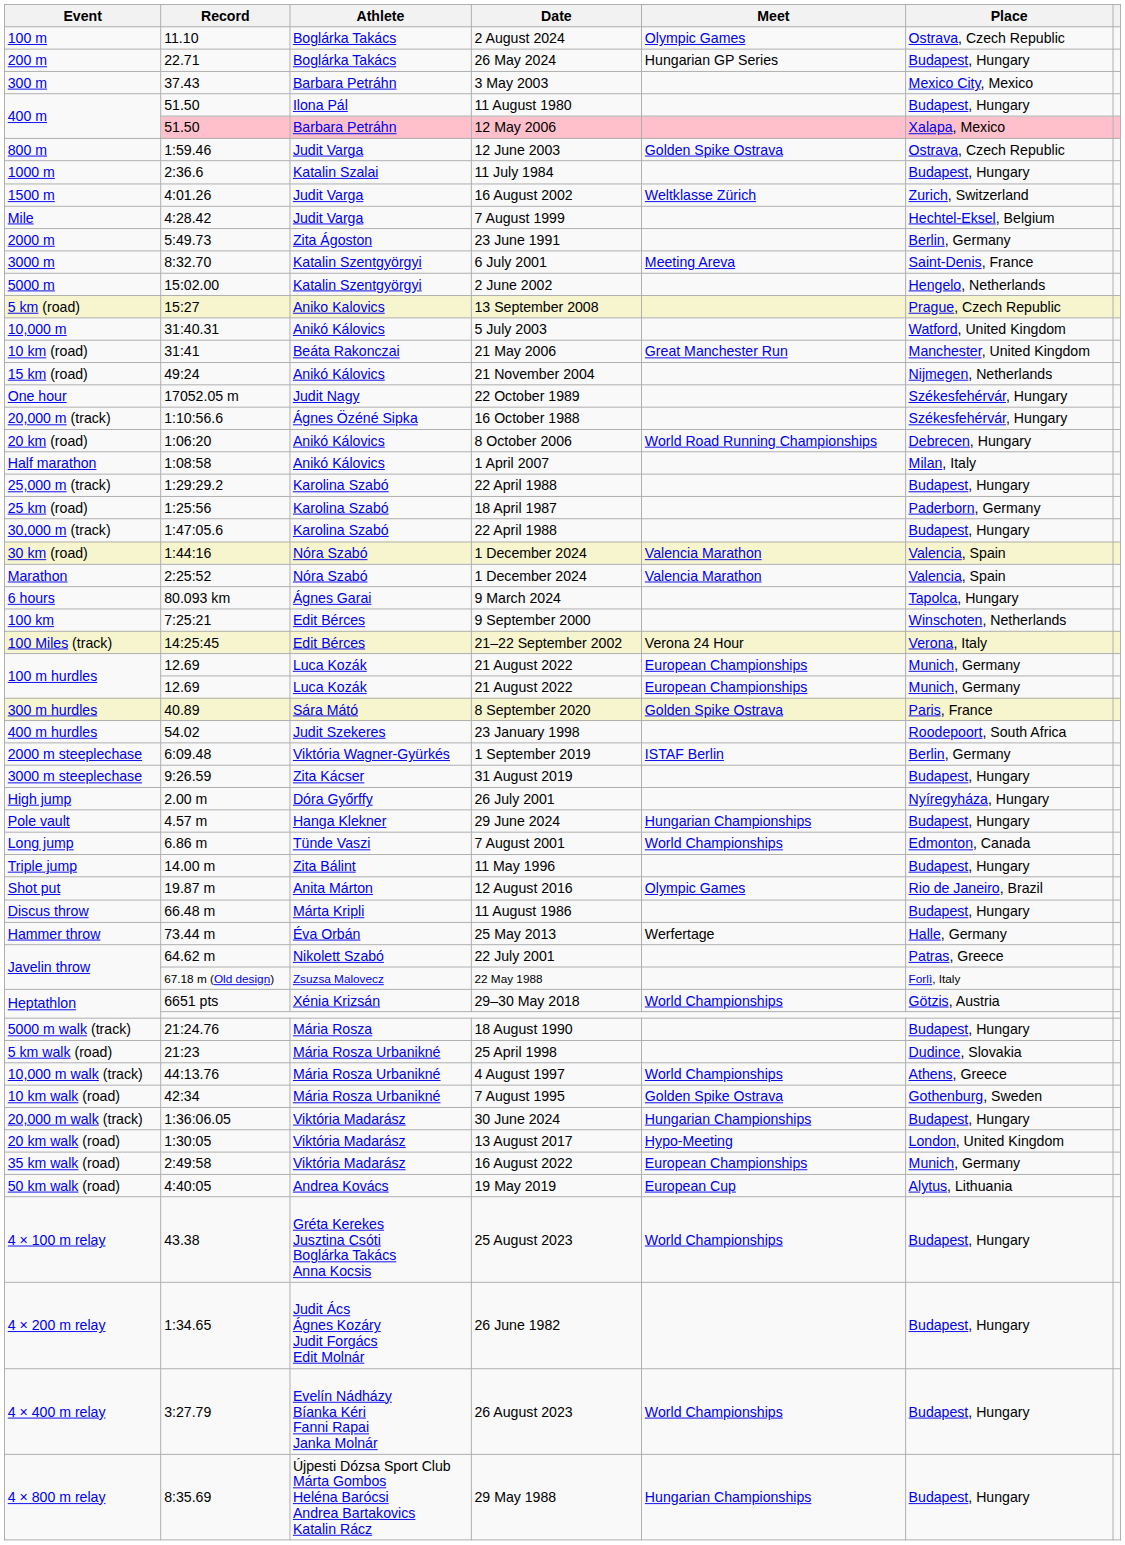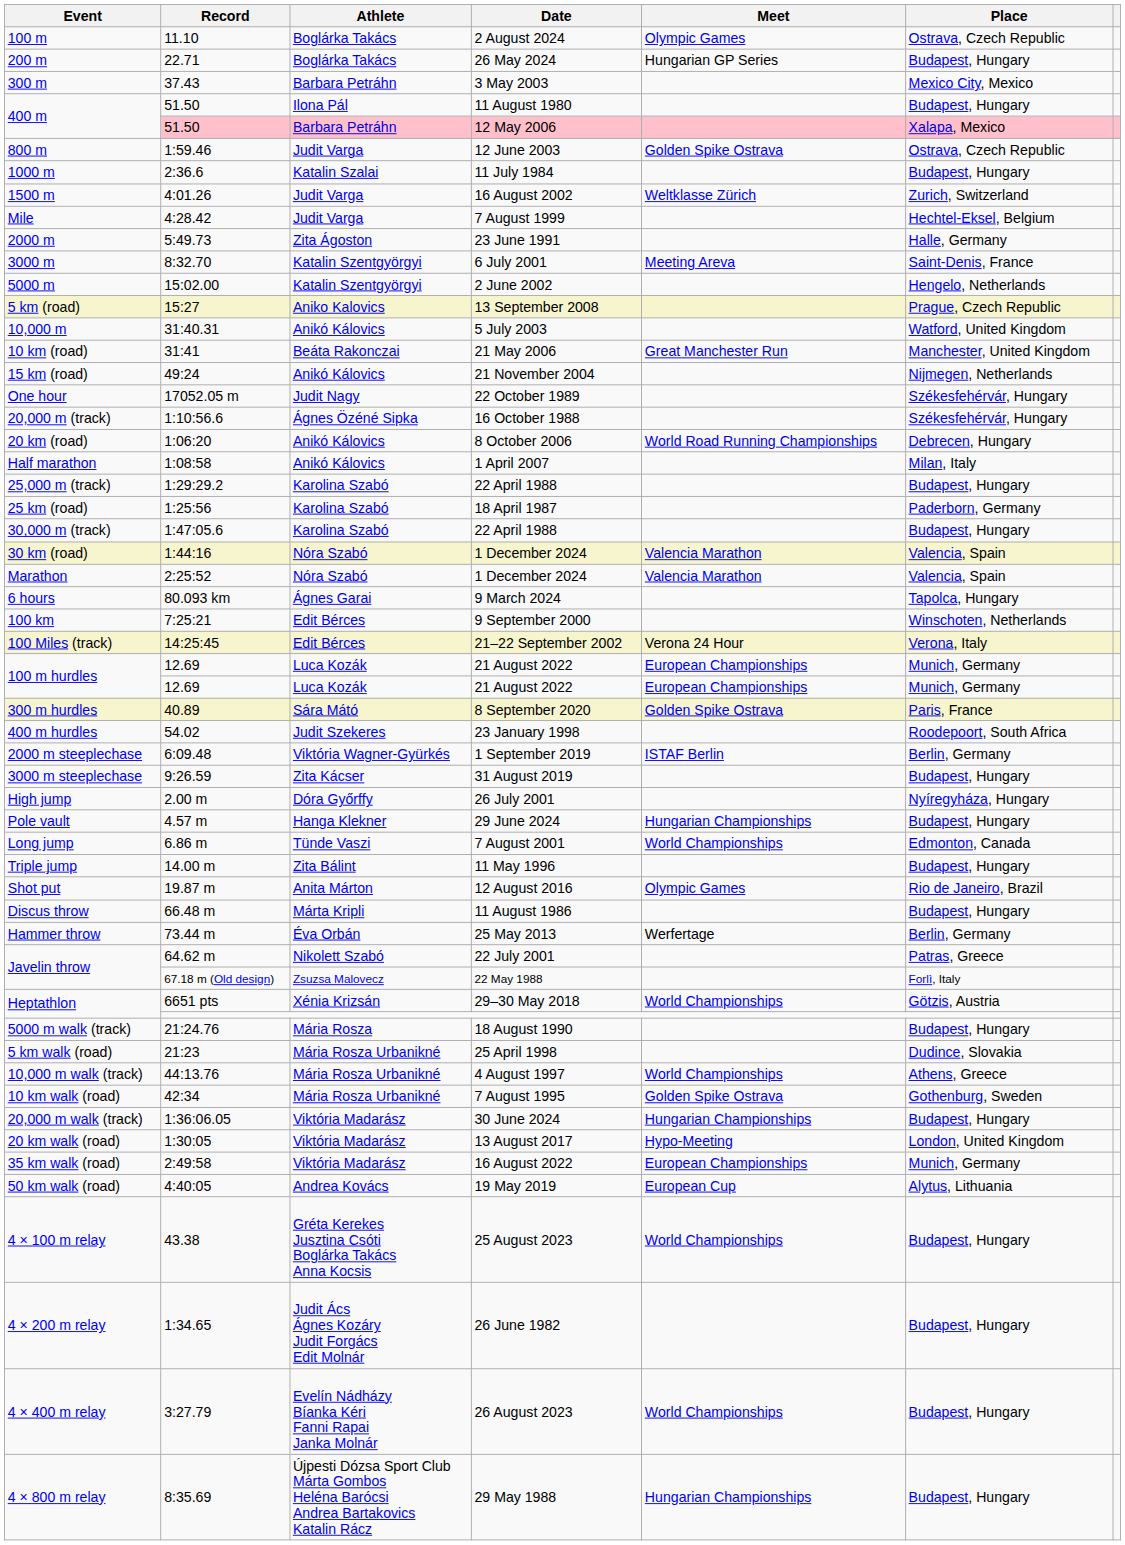(960, 240) Berlin, Germany -> (958, 240) Halle, Germany
(958, 933) Halle, Germany -> (960, 933) Berlin, Germany
